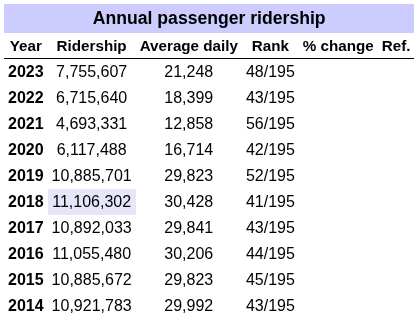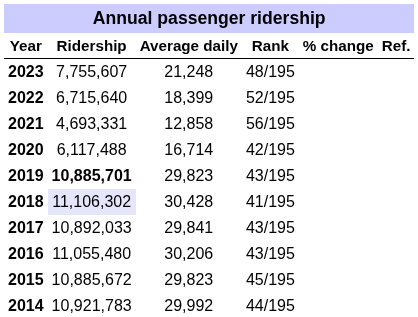(270, 98) 43/195 -> (270, 98) 52/195
(92, 176) normal -> (92, 176) bold
(270, 176) 52/195 -> (270, 176) 43/195
(270, 254) 44/195 -> (270, 254) 43/195
(270, 306) 43/195 -> (270, 306) 44/195
